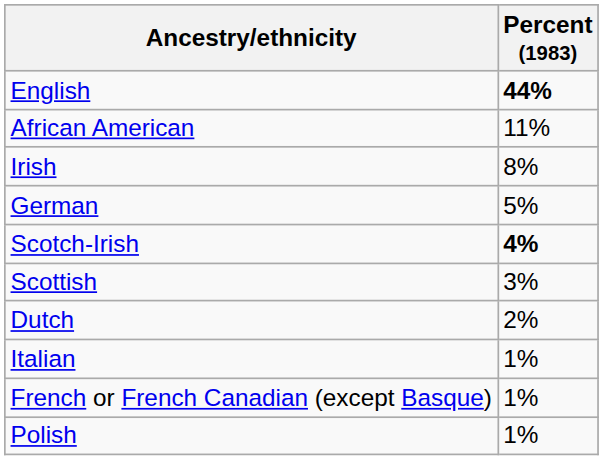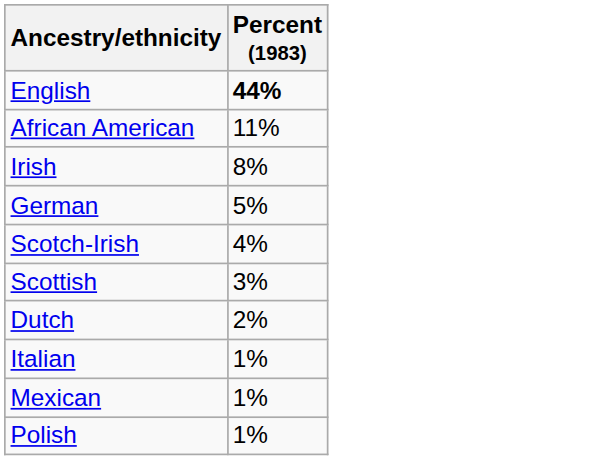(521, 244) bold -> (250, 244) normal
- row: (251, 398)
+ row: (56, 398)
